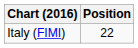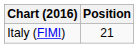(107, 33) 22 -> (107, 33) 21
